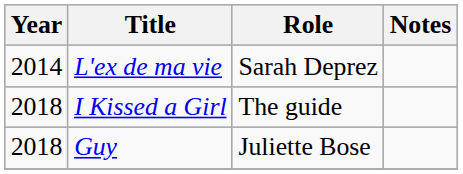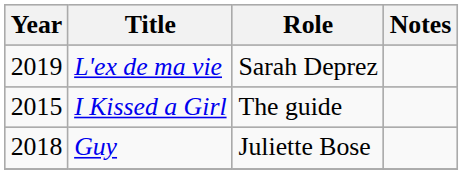(37, 65) 2014 -> (37, 65) 2019
(37, 106) 2018 -> (37, 106) 2015
